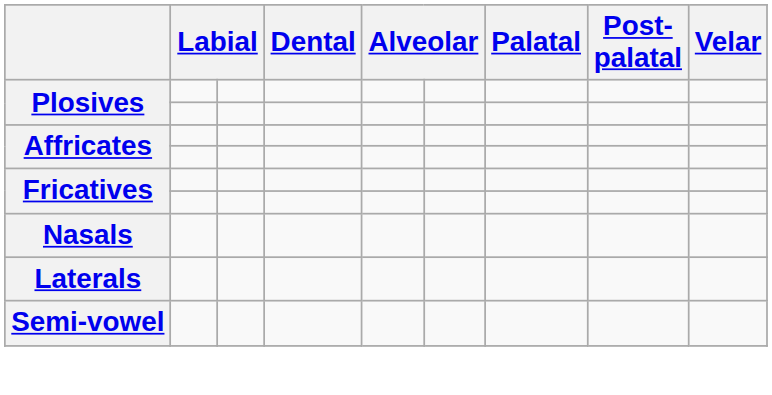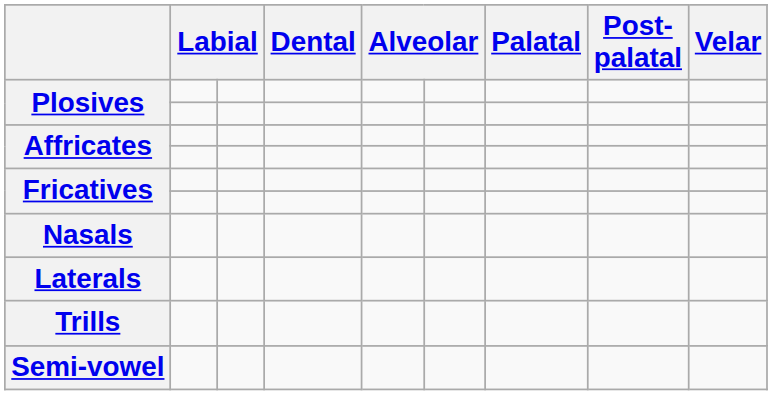+ row: (88, 322)
